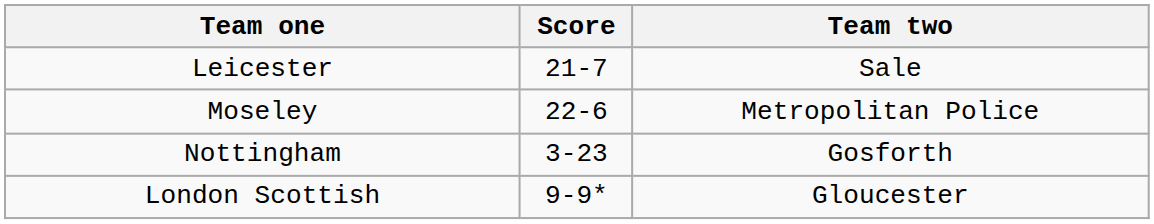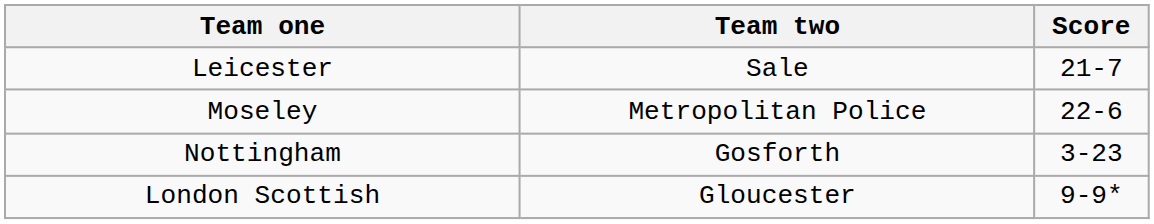columns swapped: (890, 26) <-> (576, 26)
